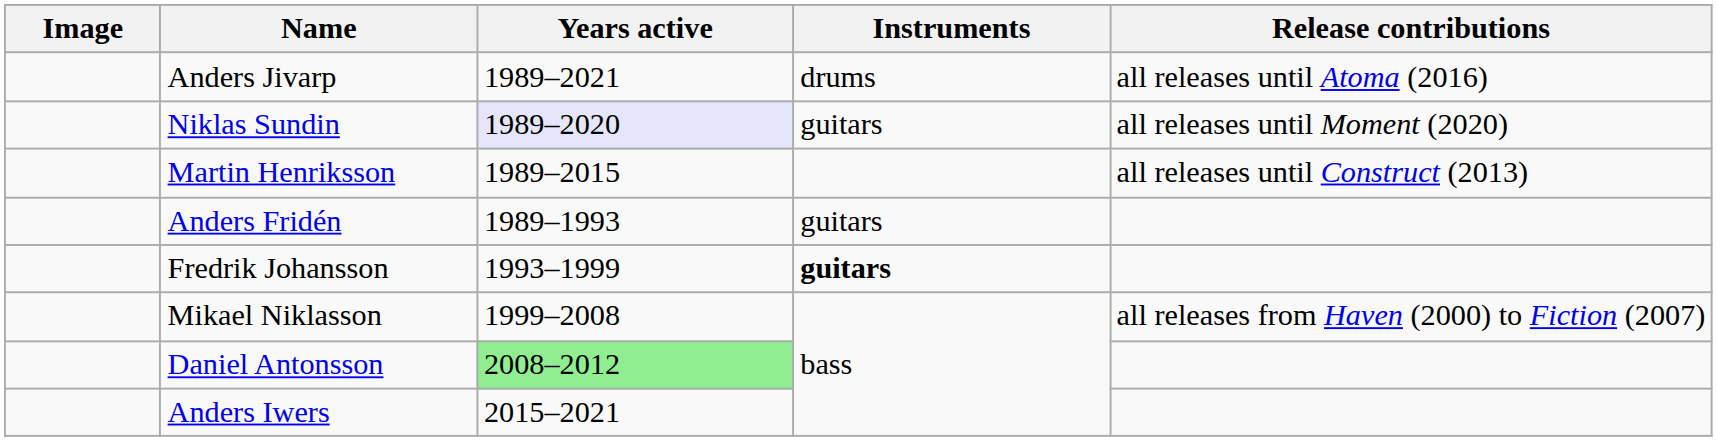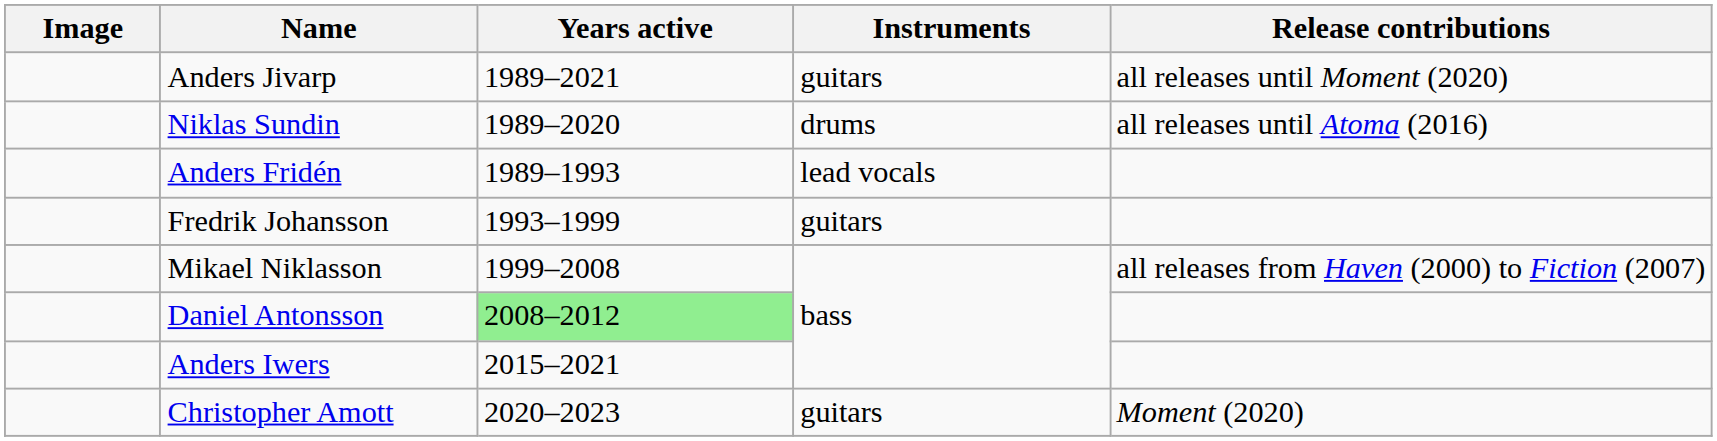(838, 76) drums -> (841, 76) guitars
(1302, 76) all releases until Atoma (2016) -> (1312, 76) all releases until Moment (2020)
(552, 124) lavender background -> (552, 124) no background
(841, 124) guitars -> (838, 124) drums
(1312, 124) all releases until Moment (2020) -> (1302, 124) all releases until Atoma (2016)
- row: (281, 172)
(841, 220) guitars -> (868, 172) lead vocals
(846, 268) bold -> (841, 220) normal
+ row: (281, 412)
